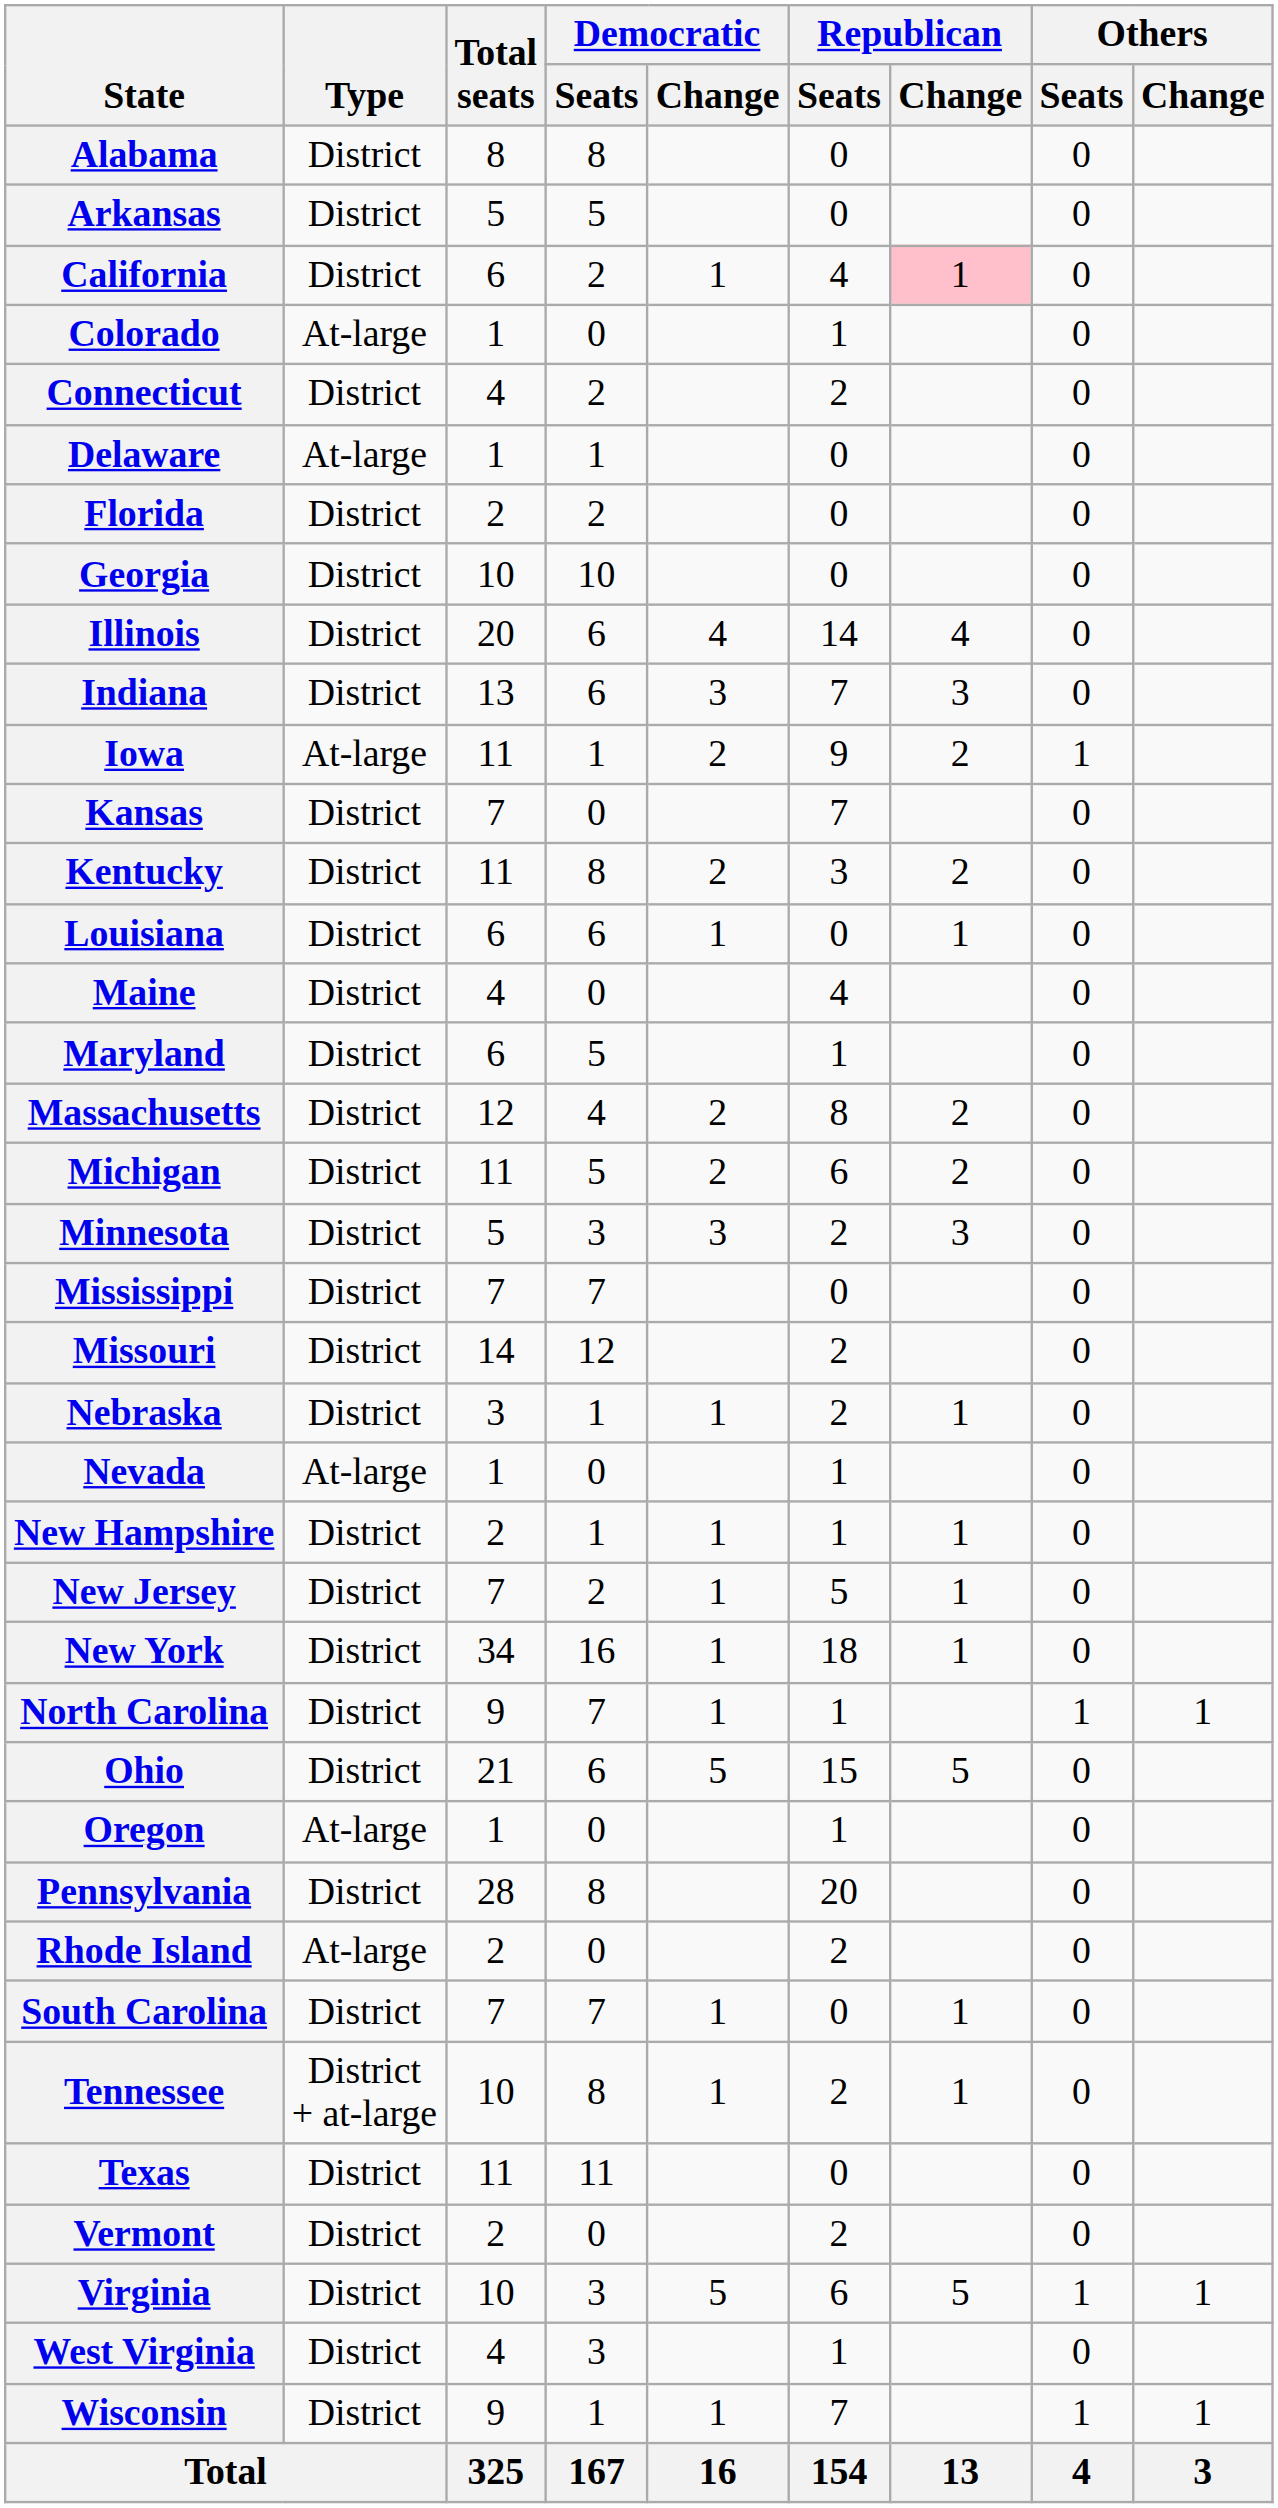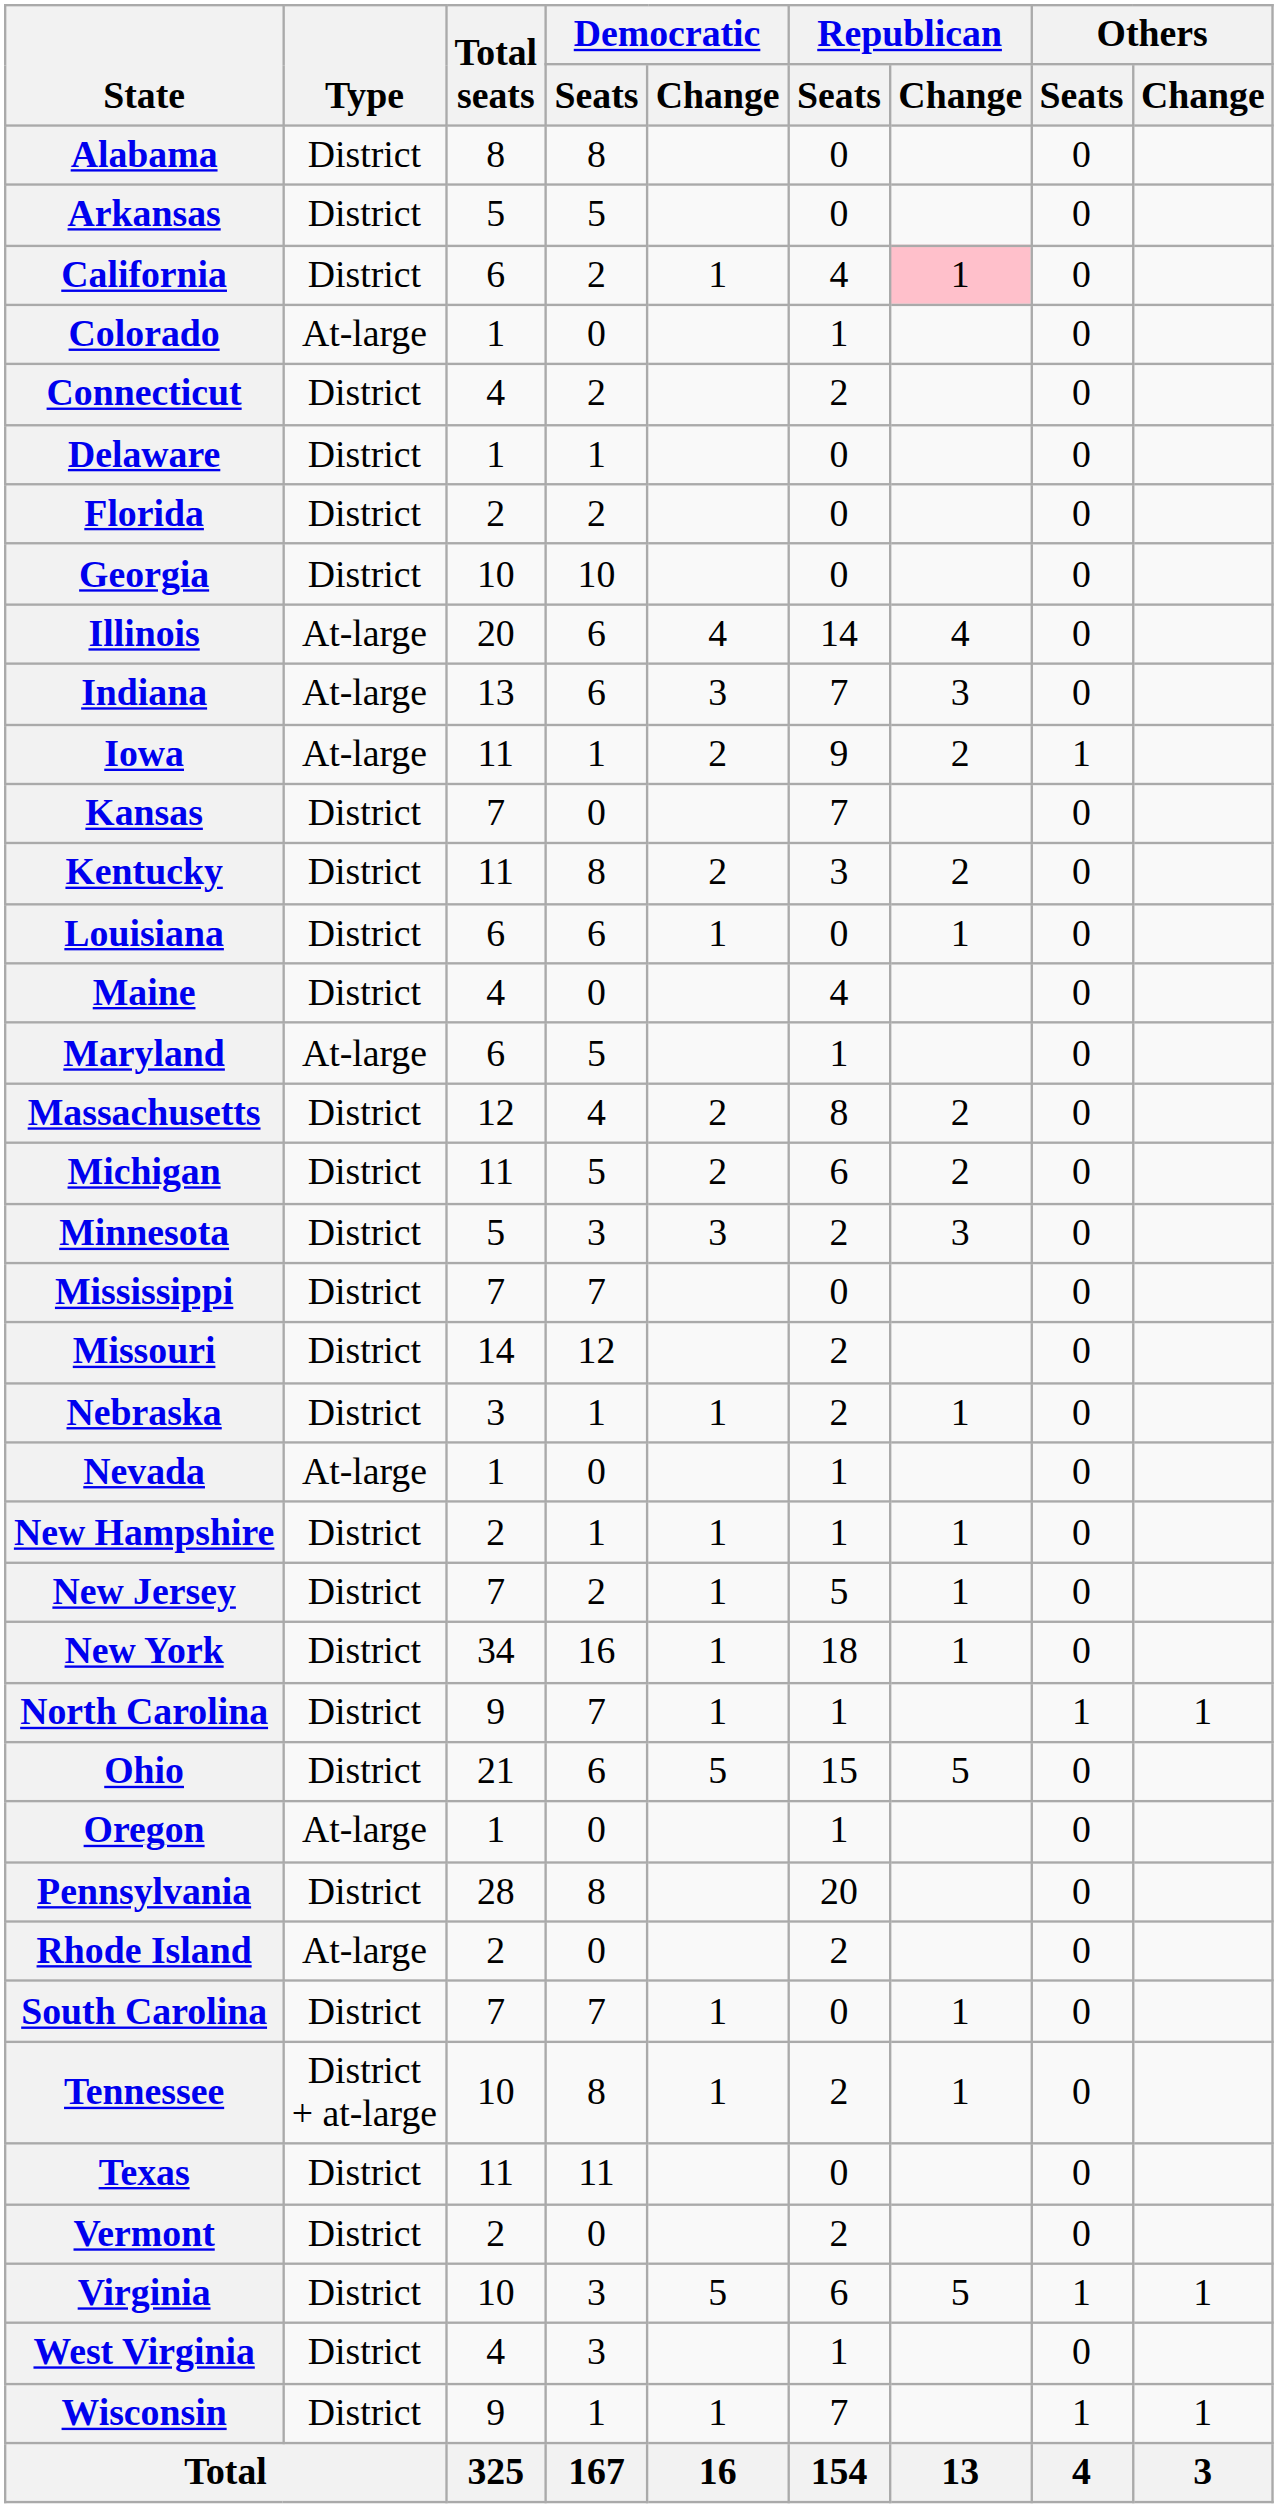(364, 453) At-large -> (364, 453) District
(364, 633) District -> (364, 633) At-large
(364, 693) District -> (364, 693) At-large
(364, 1052) District -> (364, 1052) At-large
